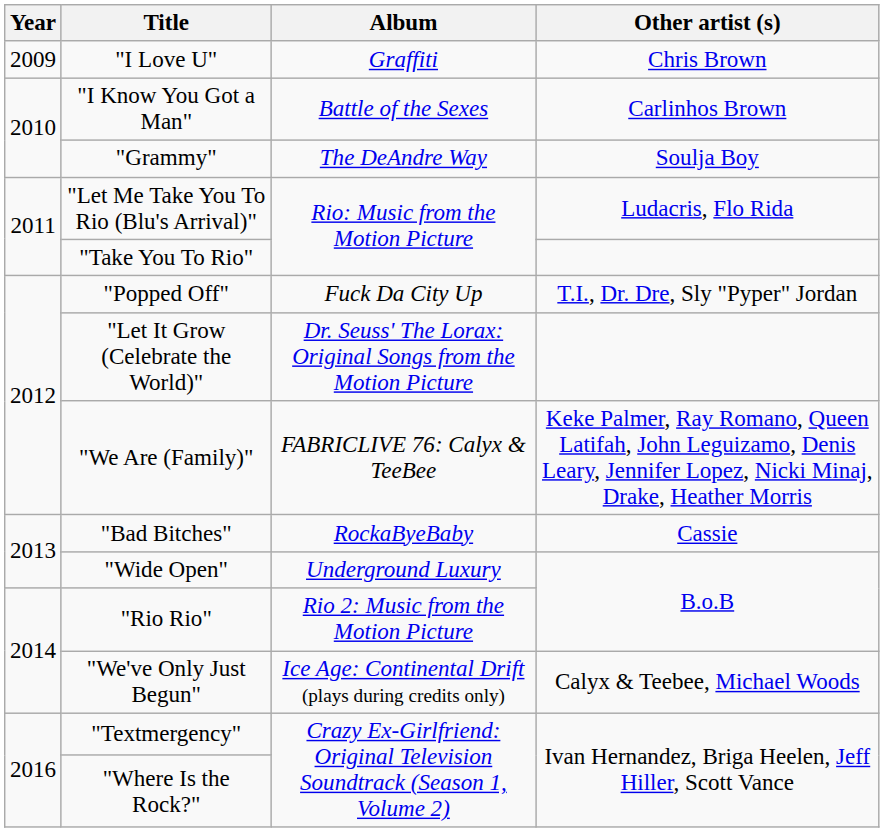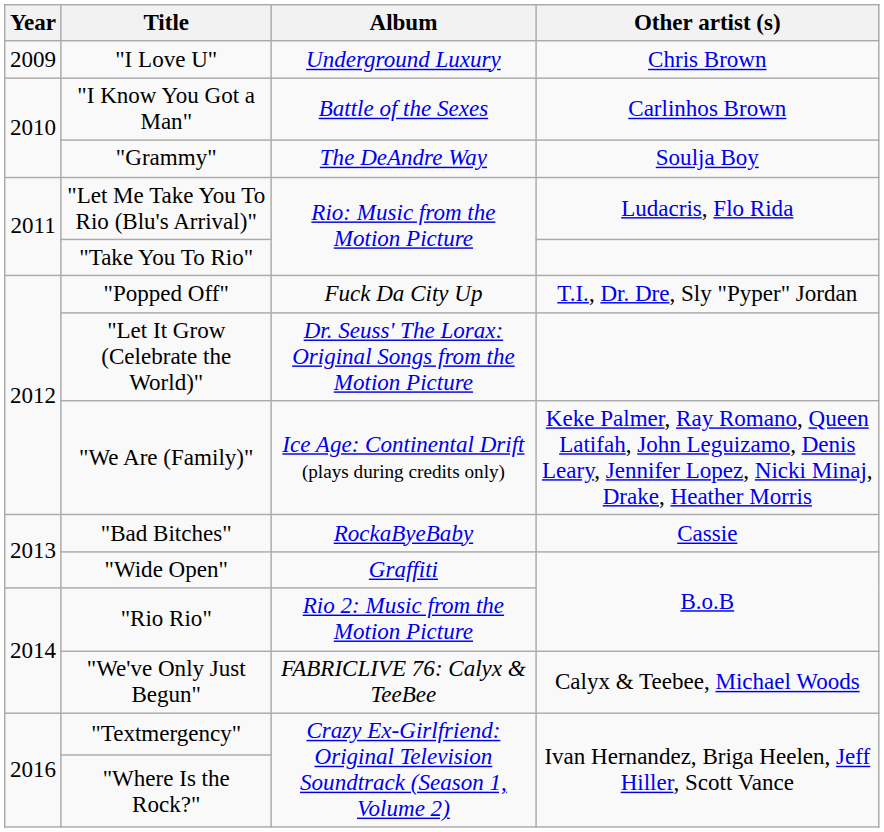(403, 59) Graffiti -> (403, 59) Underground Luxury
(403, 457) FABRICLIVE 76: Calyx & TeeBee -> (403, 457) Ice Age: Continental Drift (plays during credits only)
(403, 569) Underground Luxury -> (403, 569) Graffiti
(403, 681) Ice Age: Continental Drift (plays during credits only) -> (403, 681) FABRICLIVE 76: Calyx & TeeBee
